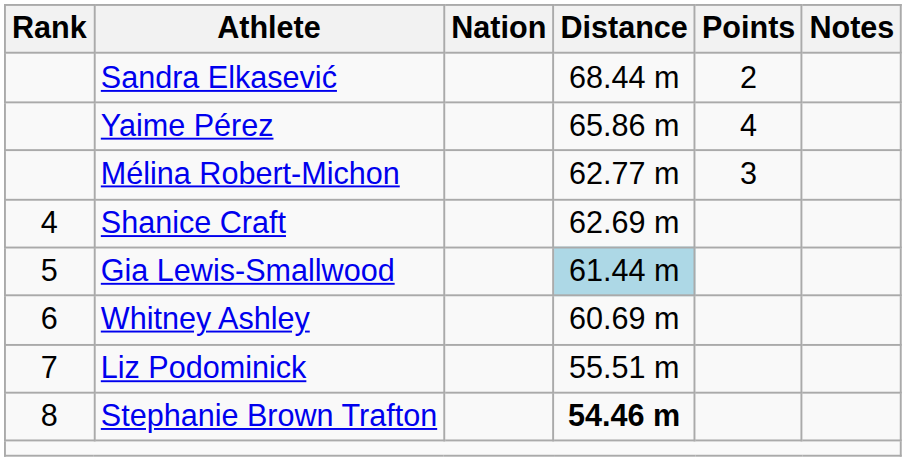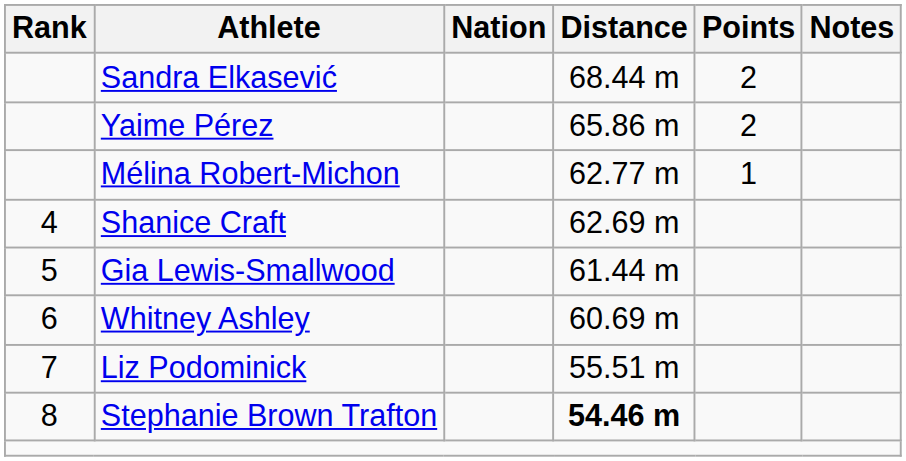(749, 125) 4 -> (749, 125) 2
(749, 174) 3 -> (749, 174) 1
(624, 271) lightblue background -> (624, 271) no background
